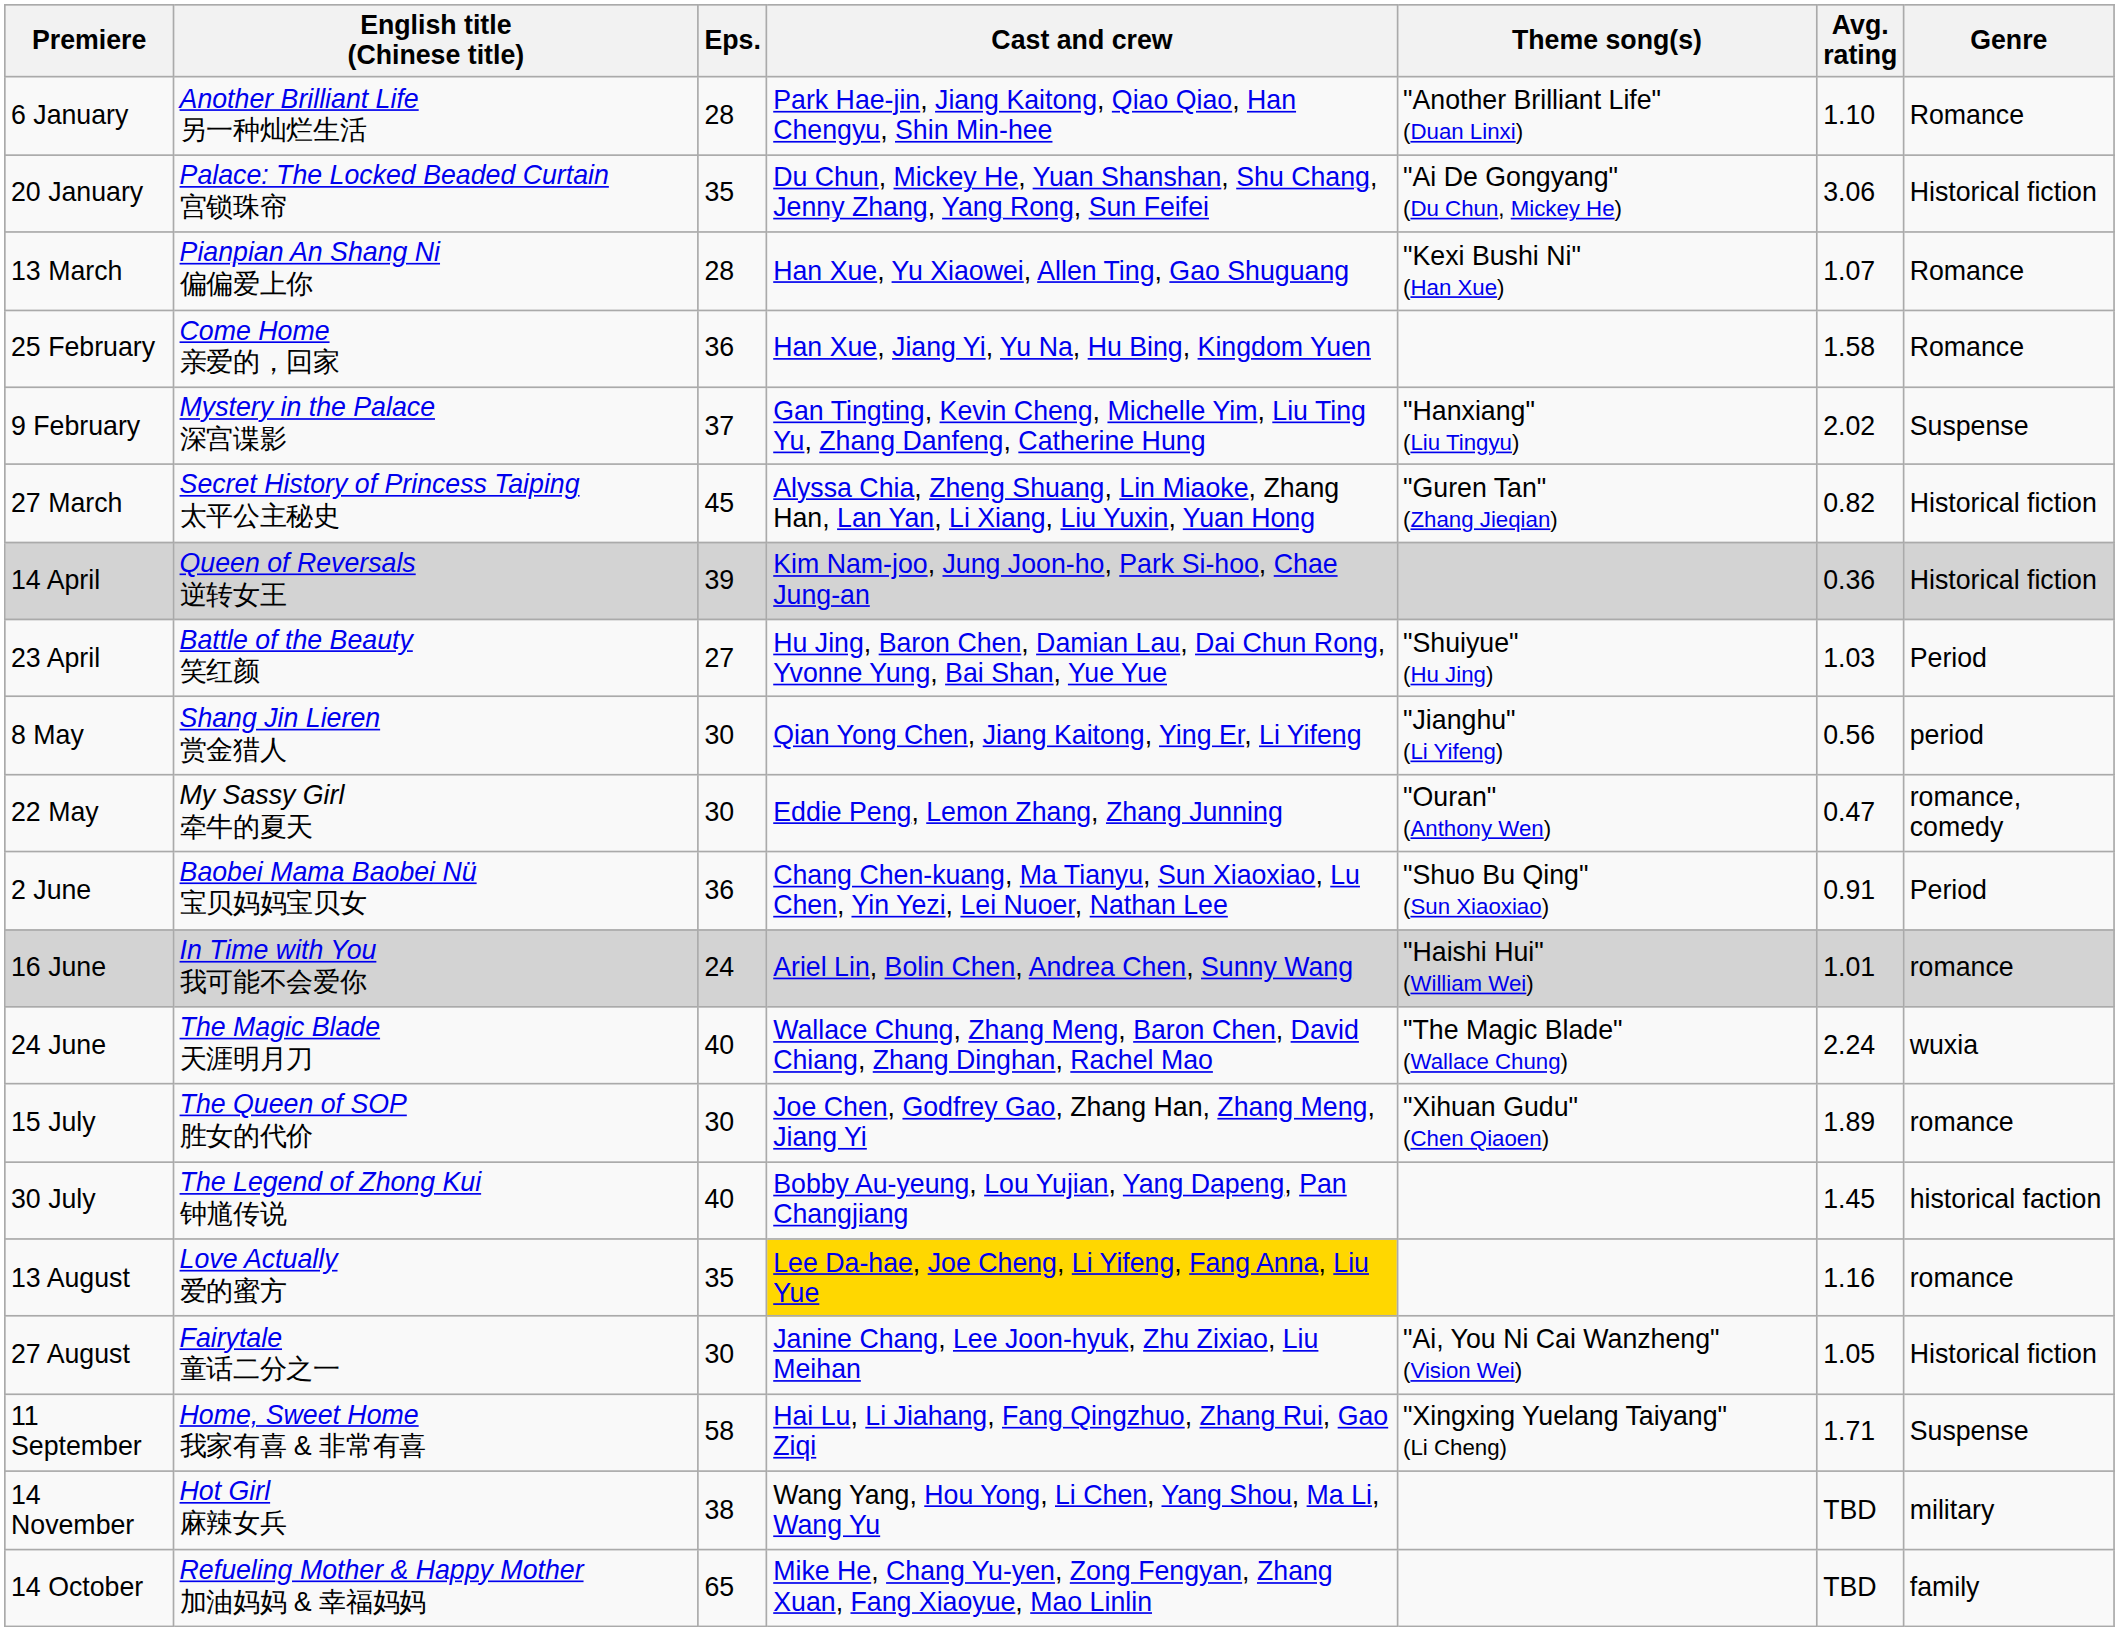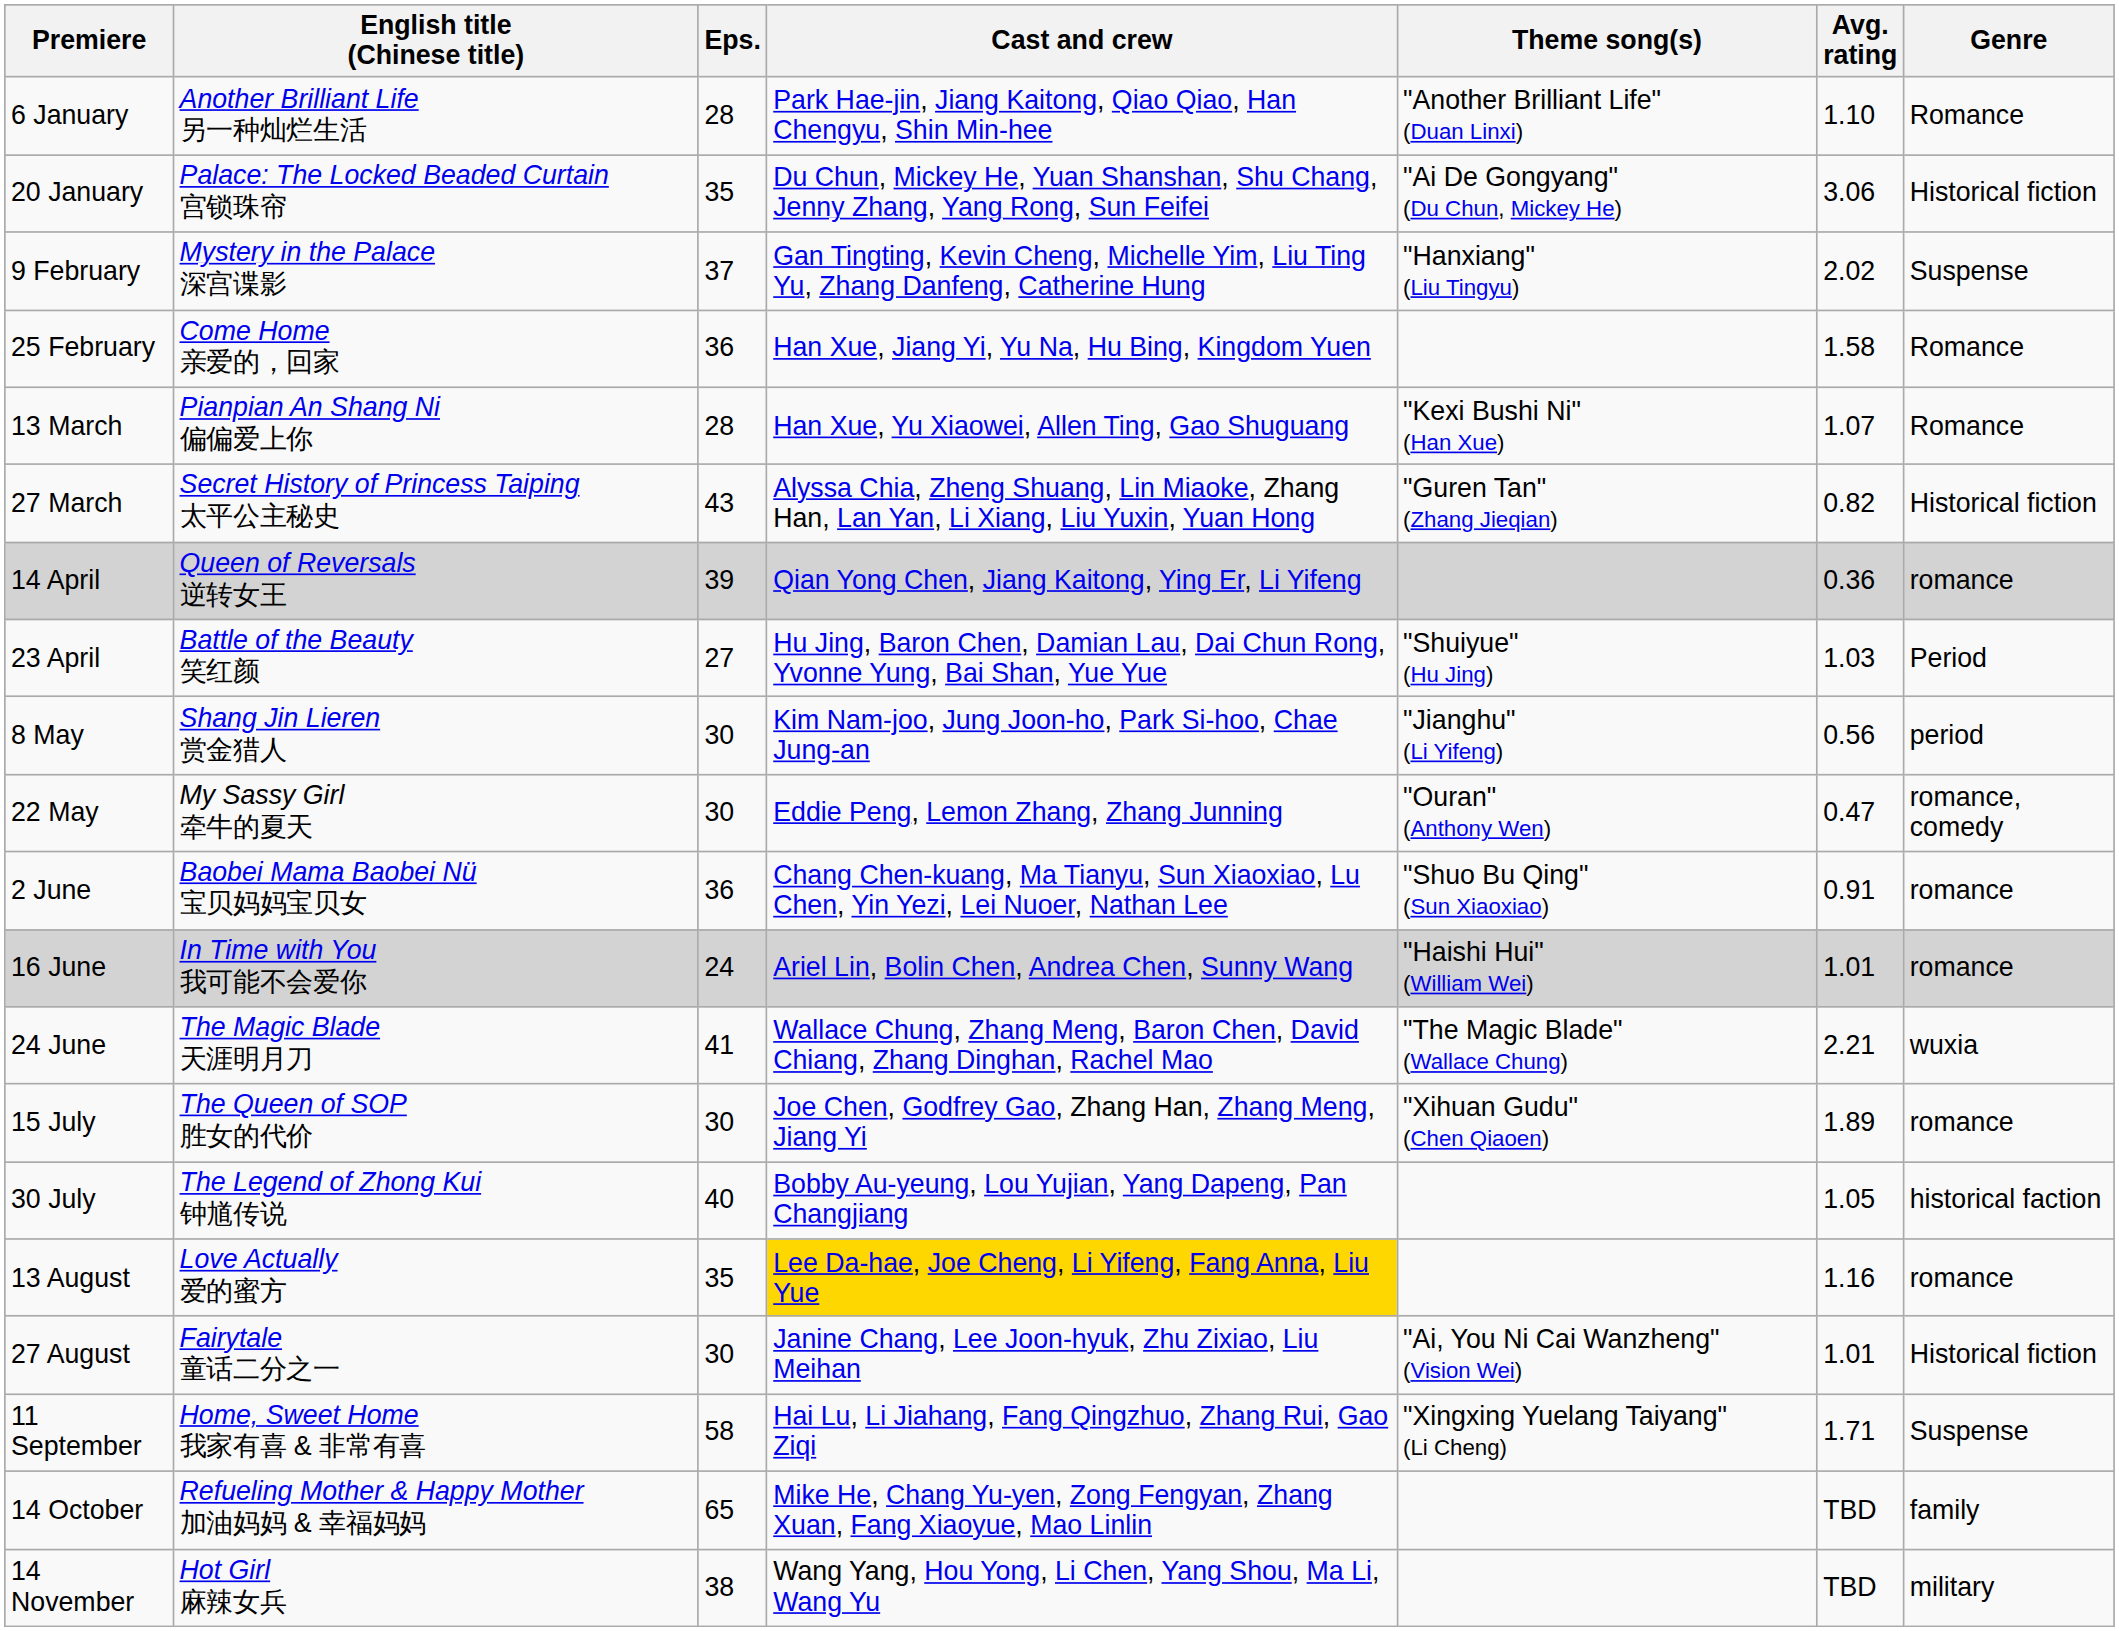rows swapped: (76, 425) <-> (67, 270)
(719, 502) 45 -> (719, 502) 43
(1055, 580) Kim Nam-joo, Jung Joon-ho, Park Si-hoo, Chae Jung-an -> (1067, 580) Qian Yong Chen, Jiang Kaitong, Ying Er, Li Yifeng
(2003, 580) Historical fiction -> (1962, 580) romance
(1067, 735) Qian Yong Chen, Jiang Kaitong, Ying Er, Li Yifeng -> (1055, 735) Kim Nam-joo, Jung Joon-ho, Park Si-hoo, Chae Jung-an
(1948, 890) Period -> (1962, 890) romance
(719, 1045) 40 -> (719, 1045) 41
(1849, 1045) 2.24 -> (1849, 1045) 2.21
(1849, 1199) 1.45 -> (1849, 1199) 1.05
(1849, 1354) 1.05 -> (1849, 1354) 1.01
rows swapped: (77, 1587) <-> (73, 1509)
